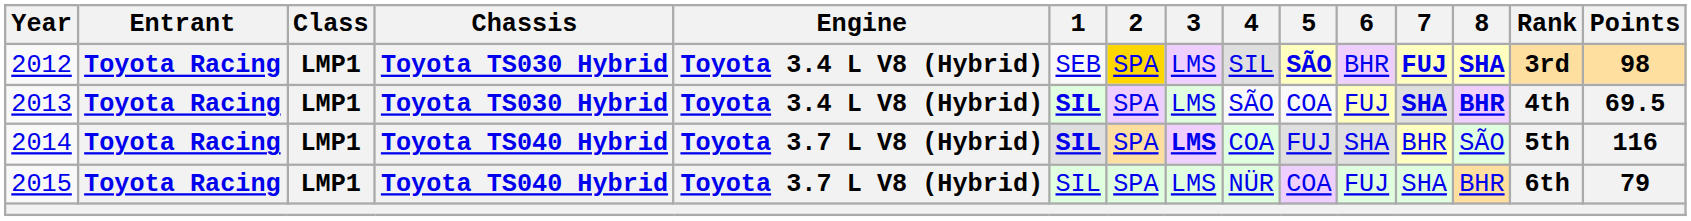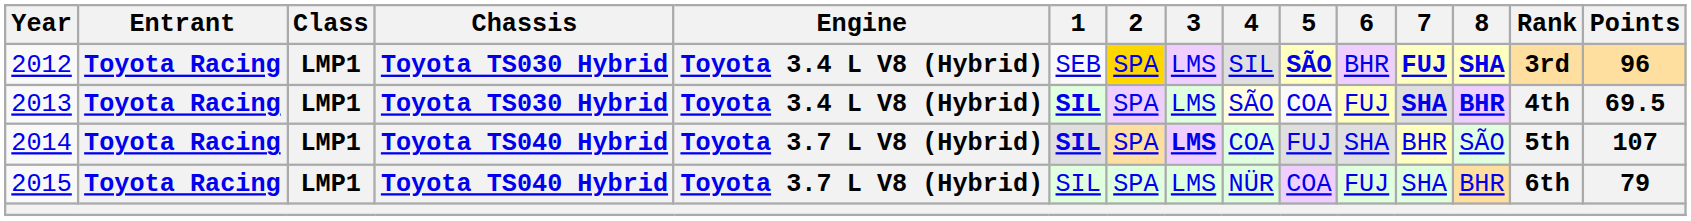(1635, 65) 98 -> (1635, 65) 96
(1251, 104) no background -> (1251, 104) lightyellow background
(1635, 144) 116 -> (1635, 144) 107
